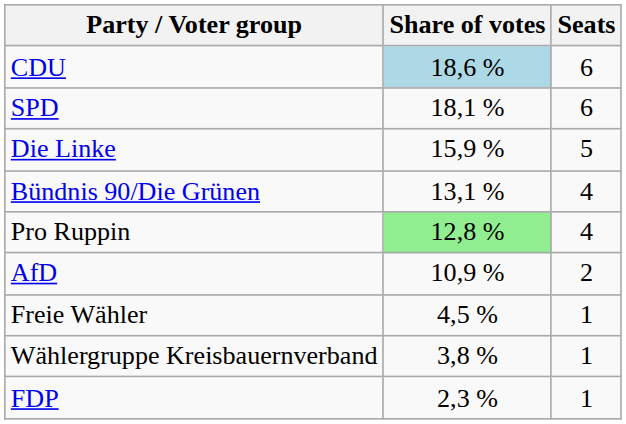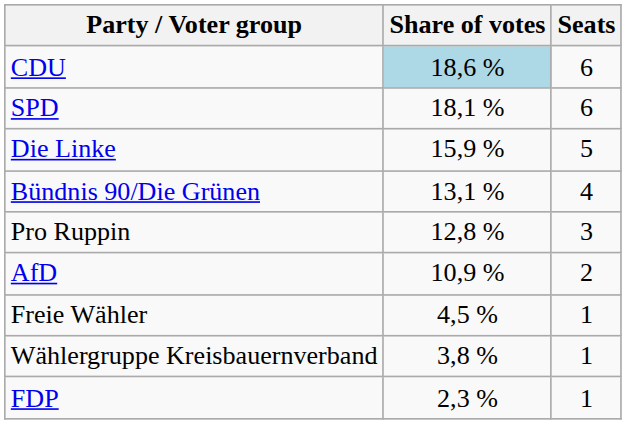(467, 231) lightgreen background -> (467, 231) no background
(586, 231) 4 -> (586, 231) 3
